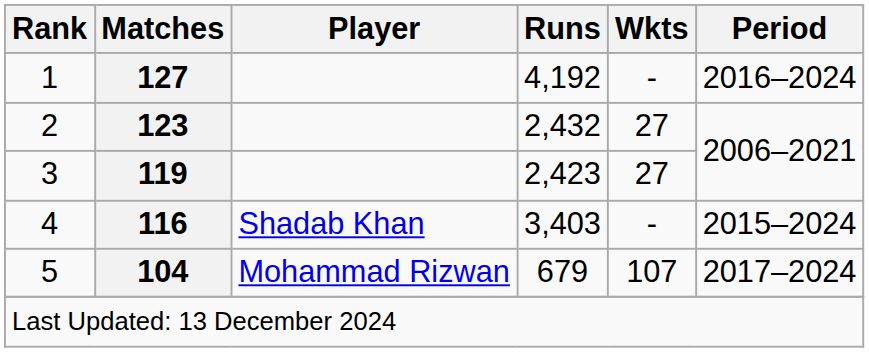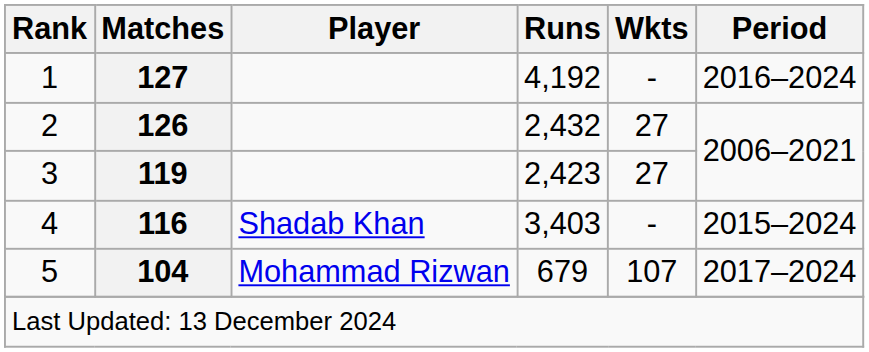(163, 126) 123 -> (163, 126) 126
